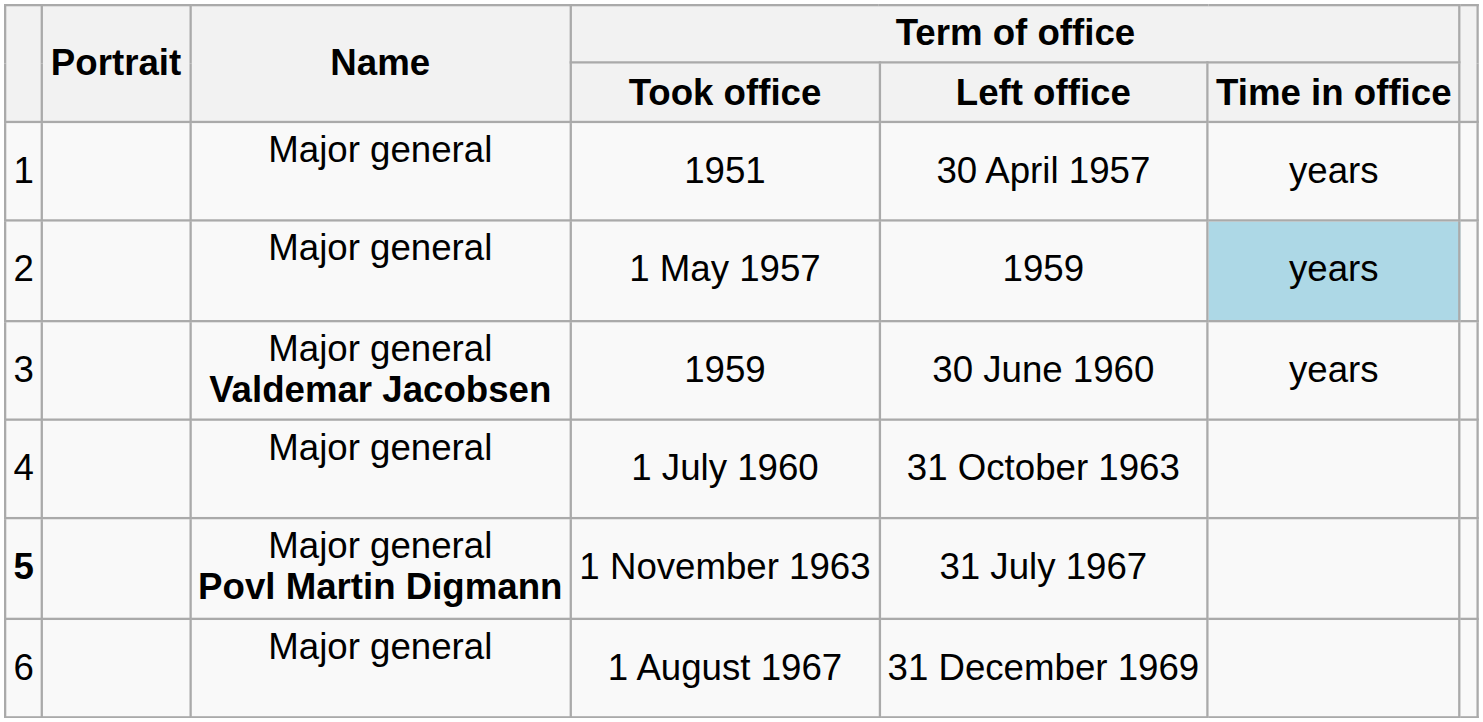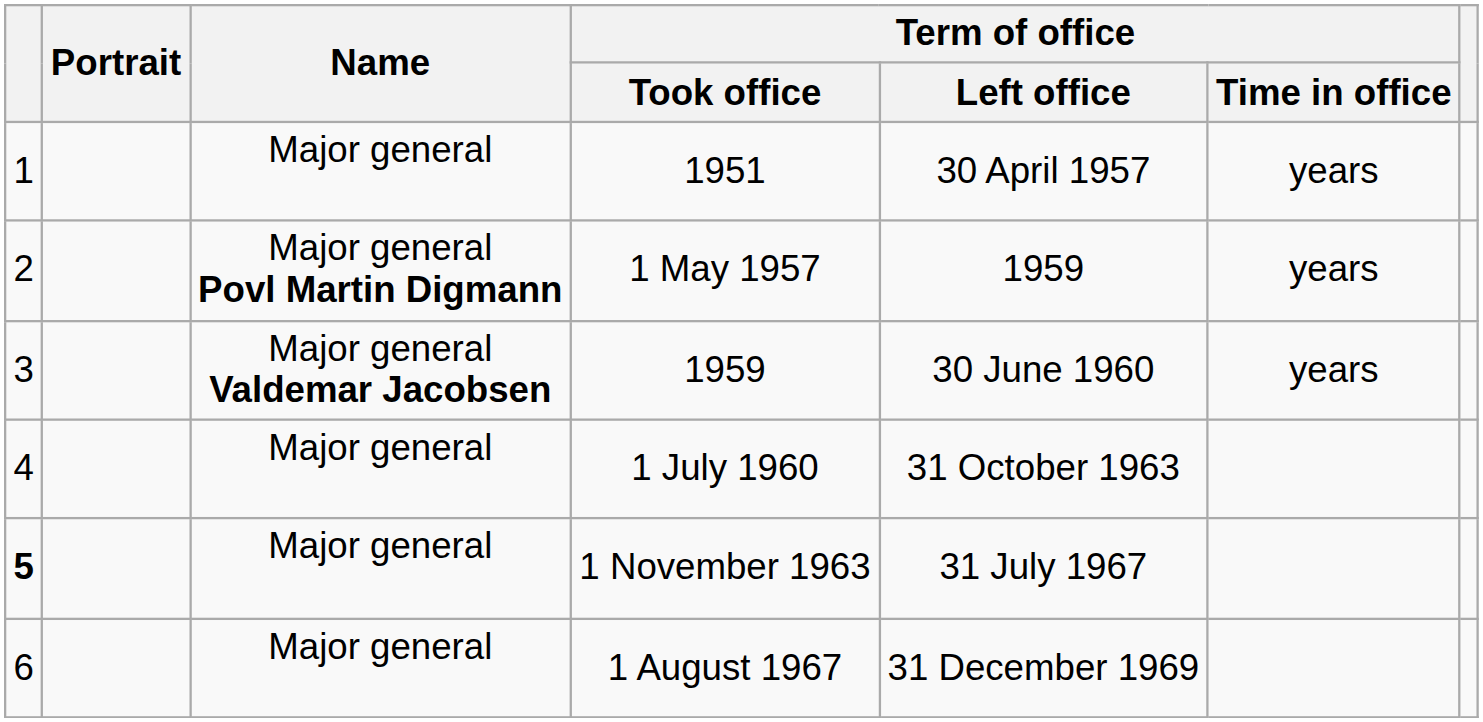(380, 249) Major general -> (380, 269) Major general Povl Martin Digmann
(1334, 269) lightblue background -> (1334, 269) no background
(380, 567) Major general Povl Martin Digmann -> (380, 547) Major general
